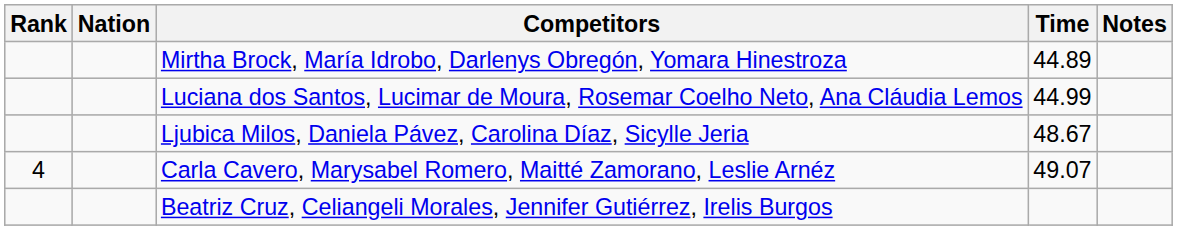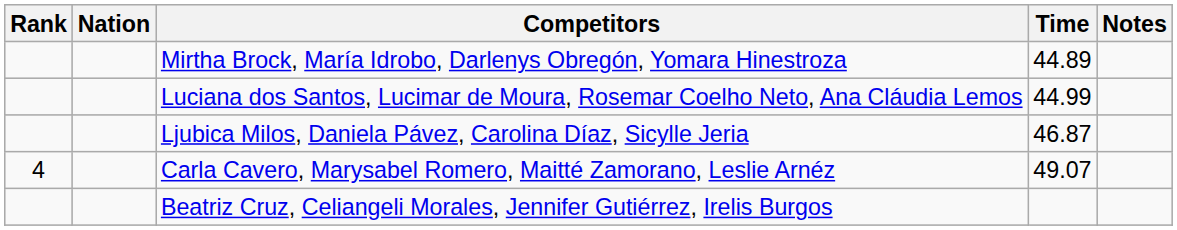(1062, 134) 48.67 -> (1062, 134) 46.87
